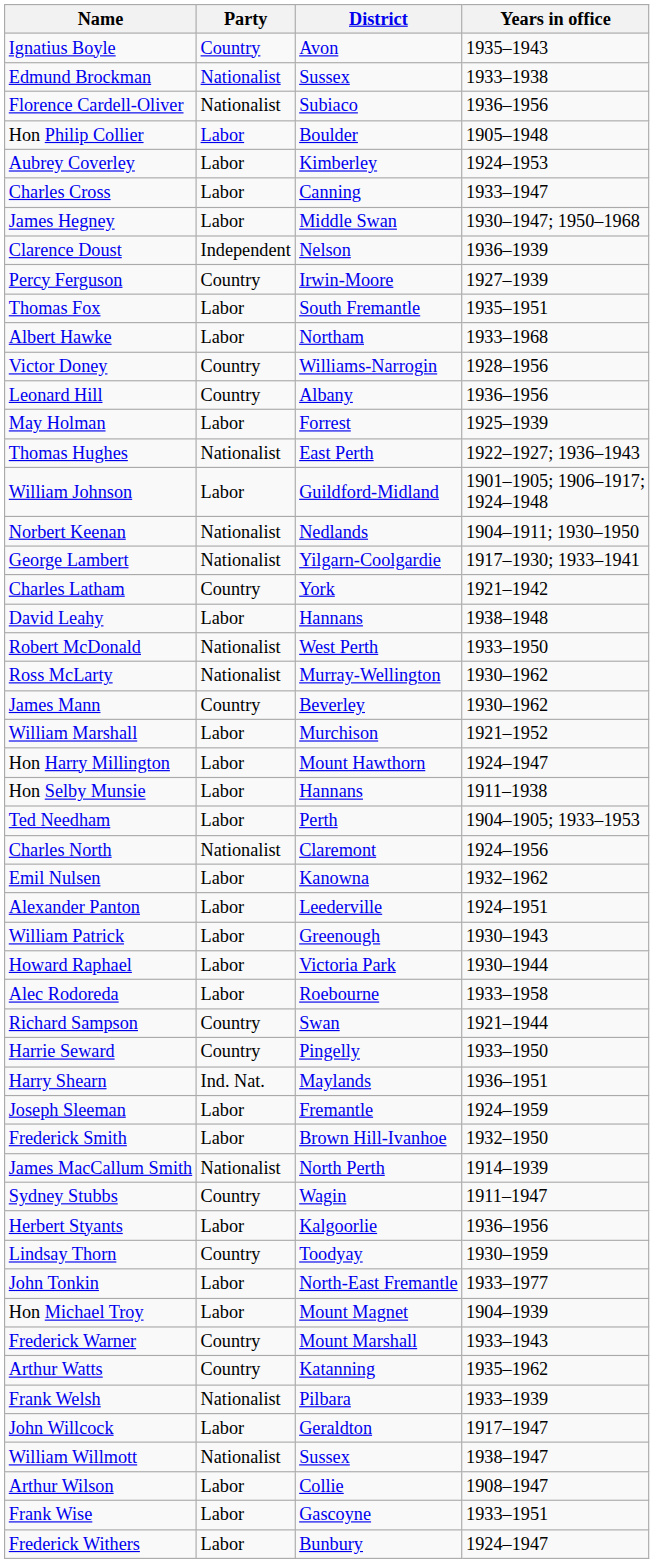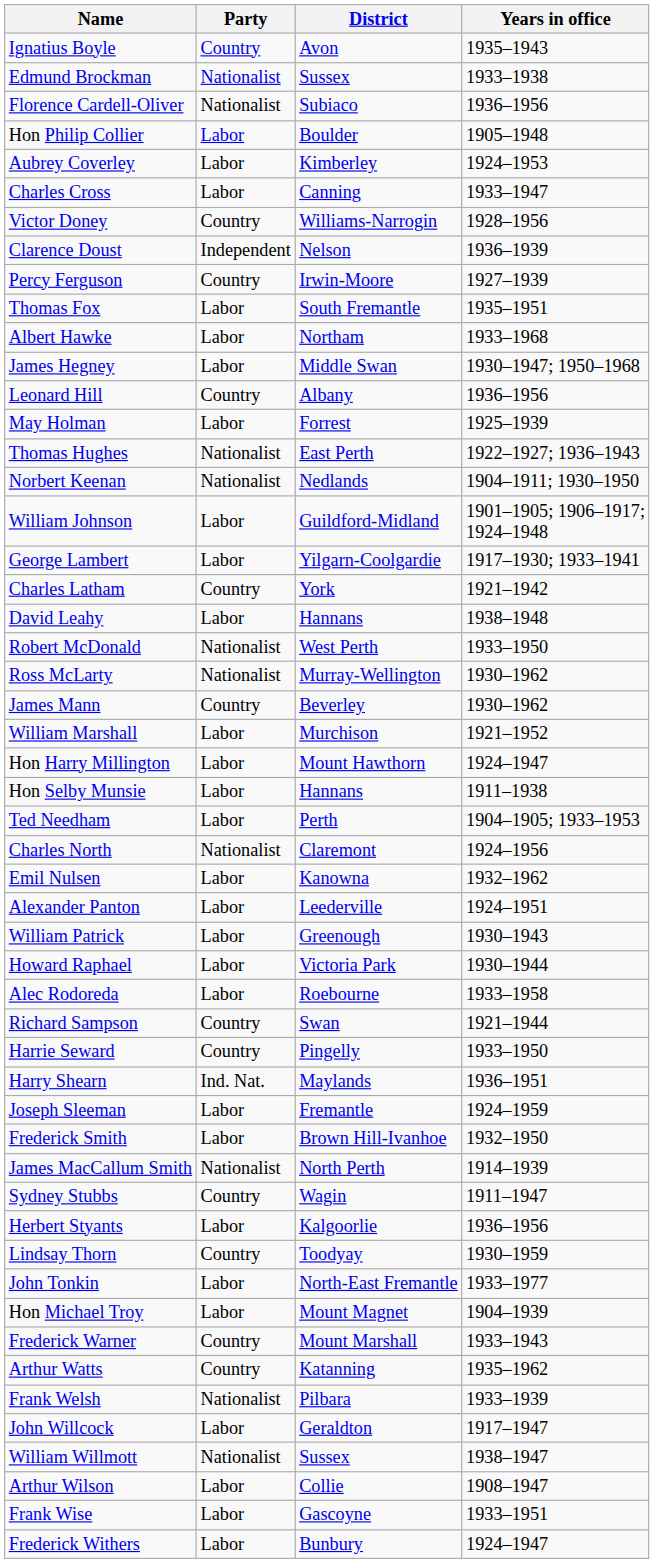rows swapped: (58, 366) <-> (62, 221)
rows swapped: (70, 492) <-> (67, 531)
(241, 560) Nationalist -> (222, 560) Labor
